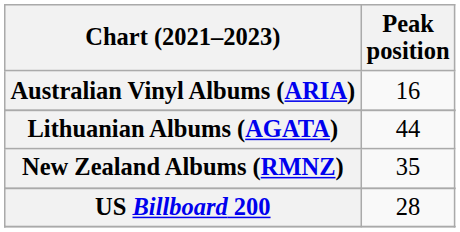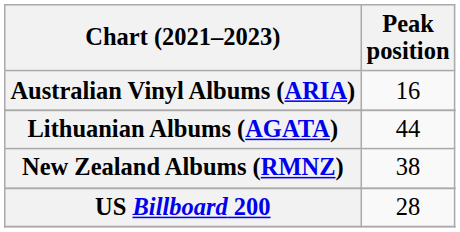(408, 167) 35 -> (408, 167) 38
